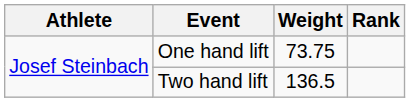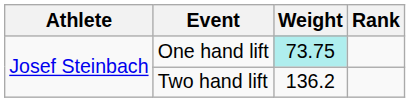(310, 51) no background -> (310, 51) paleturquoise background
(310, 82) 136.5 -> (310, 82) 136.2
